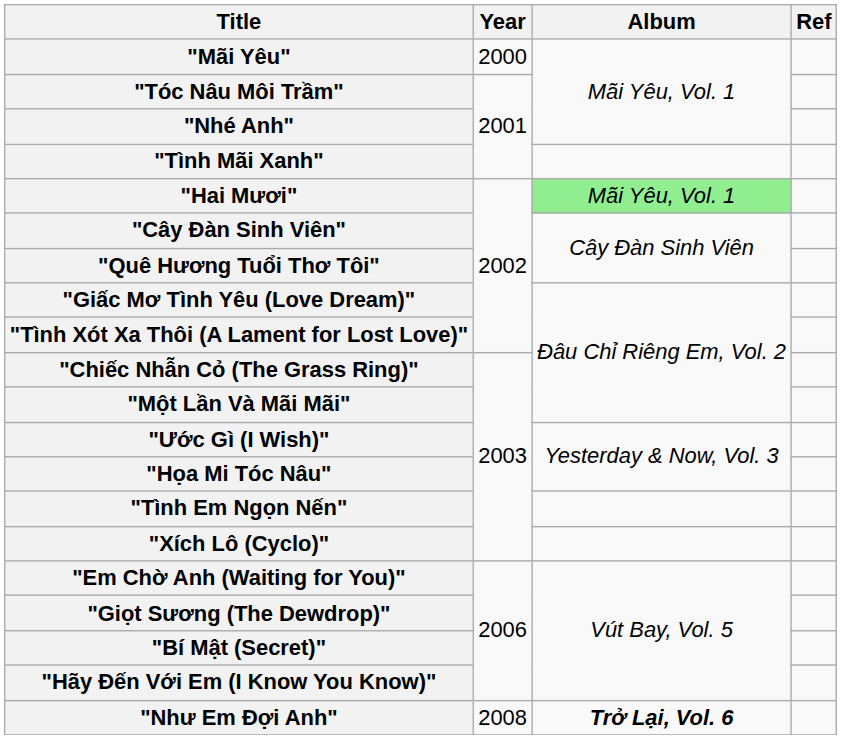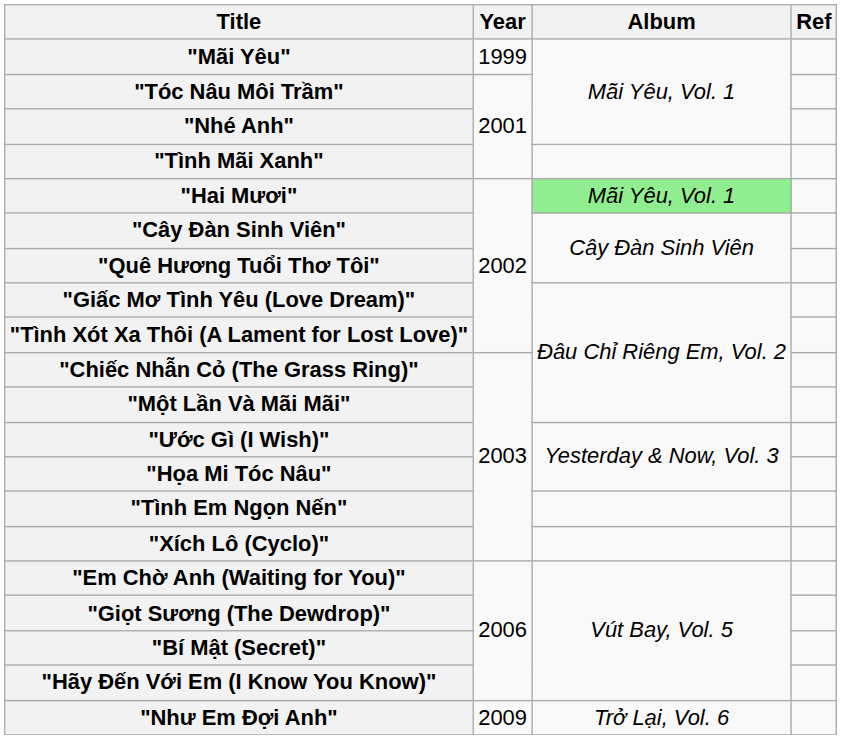(503, 56) 2000 -> (503, 56) 1999
(503, 717) 2008 -> (503, 717) 2009
(662, 717) bold -> (662, 717) normal
